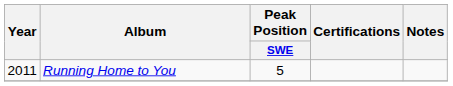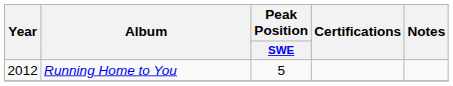(22, 70) 2011 -> (23, 70) 2012
